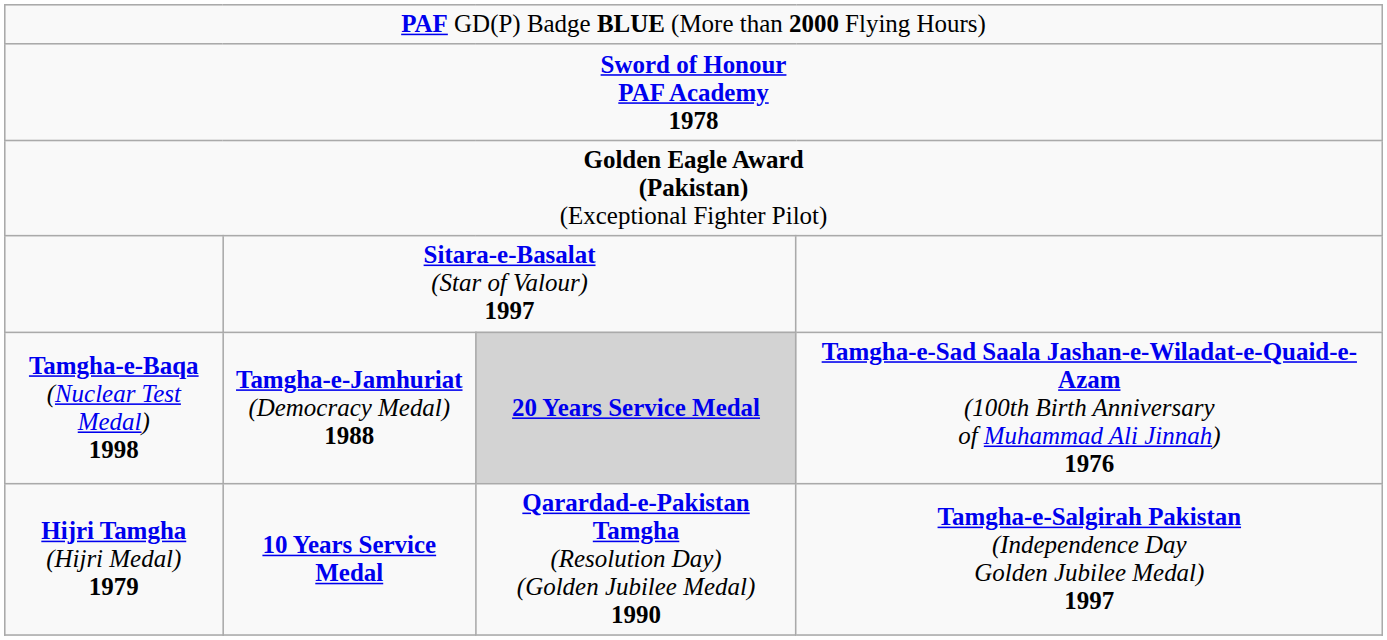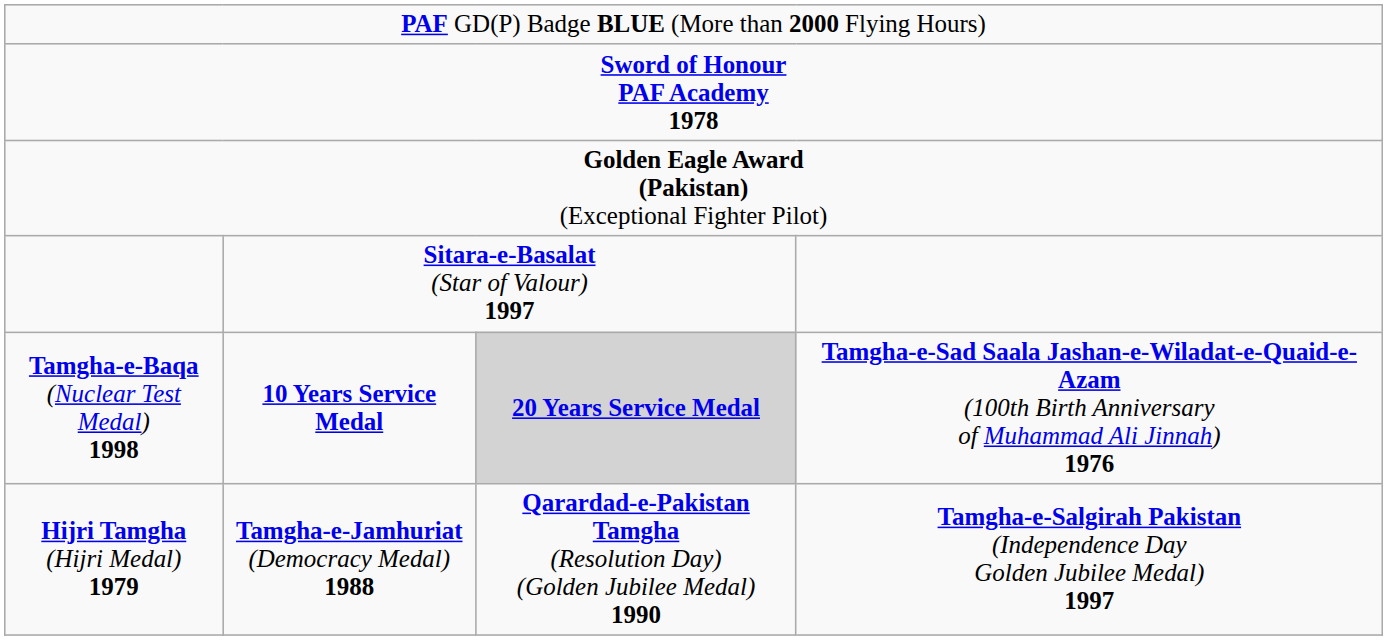(349, 407) Tamgha-e-Jamhuriat (Democracy Medal) 1988 -> (349, 407) 10 Years Service Medal
(349, 559) 10 Years Service Medal -> (349, 559) Tamgha-e-Jamhuriat (Democracy Medal) 1988
